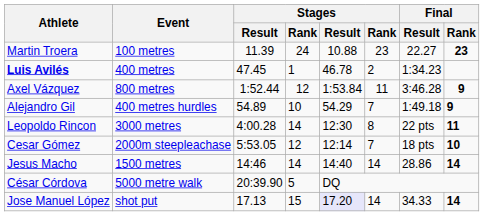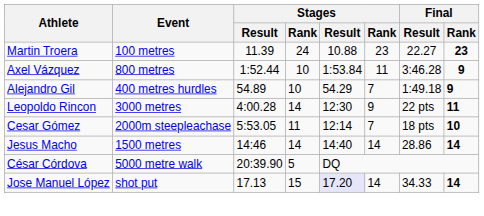- row: (38, 70)
(303, 88) 12 -> (303, 70) 10
(371, 126) 8 -> (371, 107) 9
(295, 145) 12 -> (294, 126) 11
